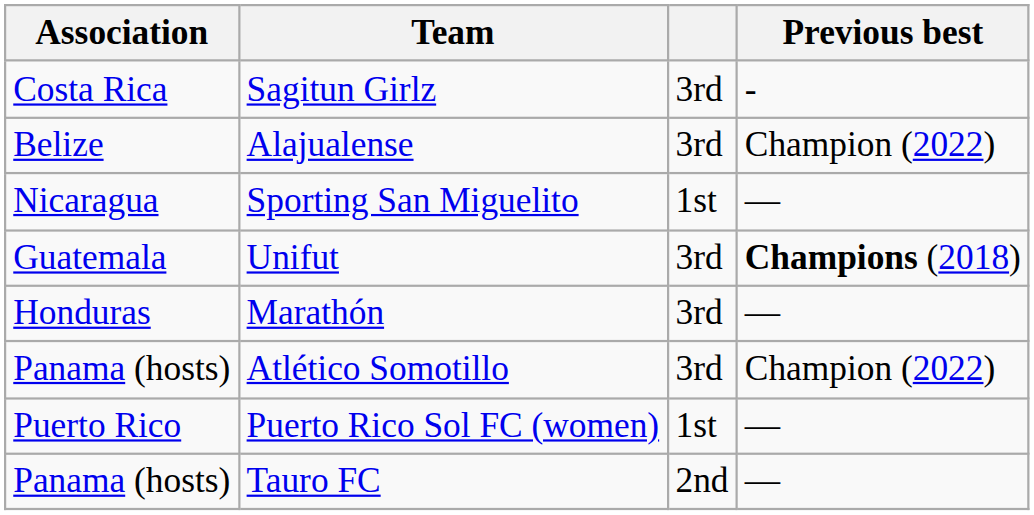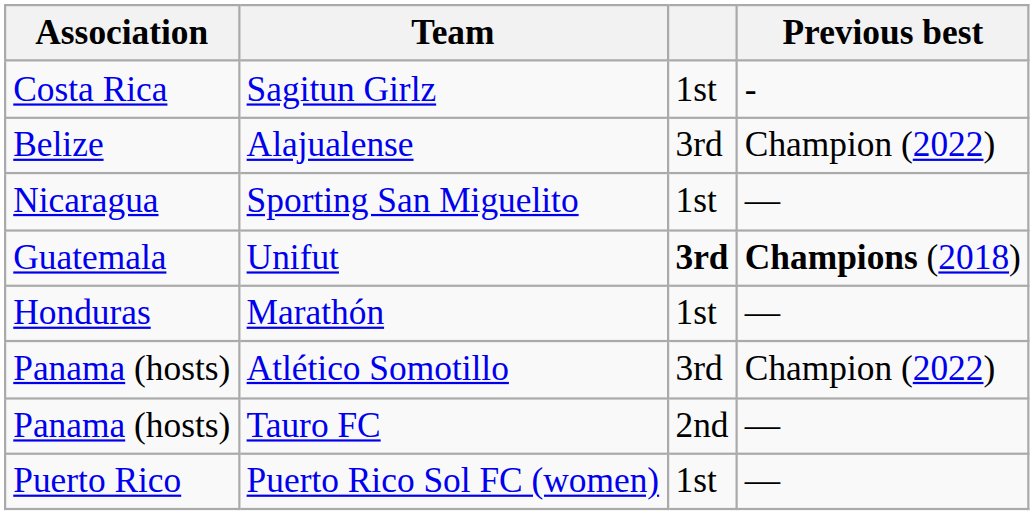(699, 88) 3rd -> (696, 88) 1st
(699, 256) normal -> (702, 256) bold
(699, 312) 3rd -> (696, 312) 1st
rows swapped: (453, 425) <-> (314, 481)
